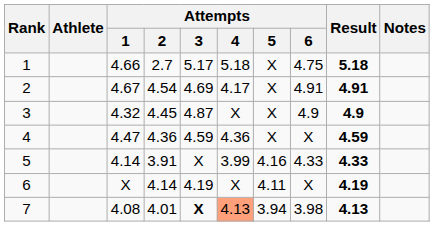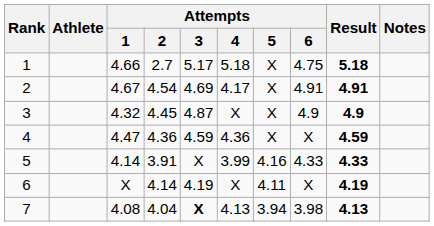(162, 209) 4.01 -> (162, 209) 4.04
(235, 209) lightsalmon background -> (235, 209) no background
